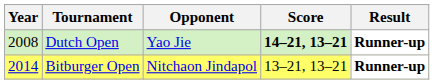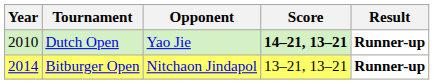(23, 42) 2008 -> (23, 42) 2010
